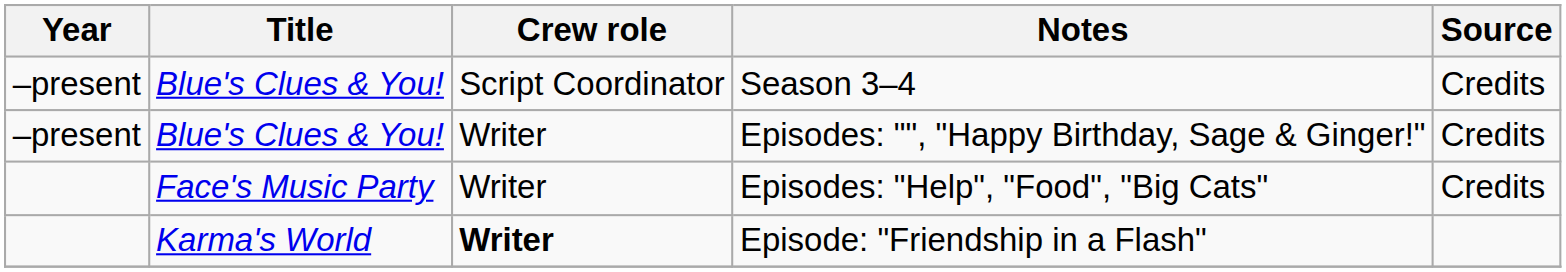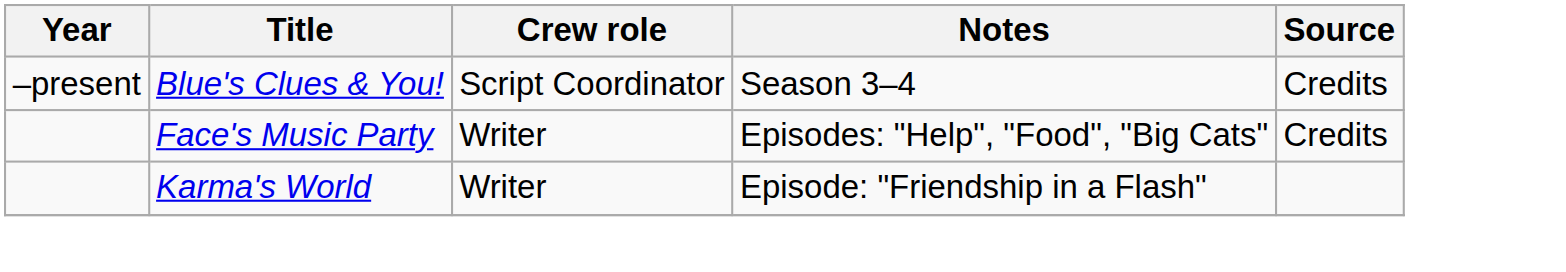- row: (1083, 135)
(506, 239) bold -> (503, 187) normal
